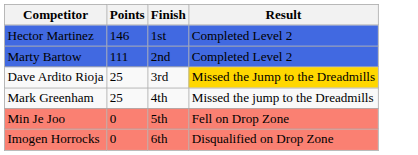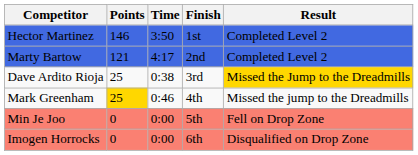+ column: (165, 14)
(119, 56) 111 -> (120, 56) 121
(116, 98) no background -> (116, 98) gold background
